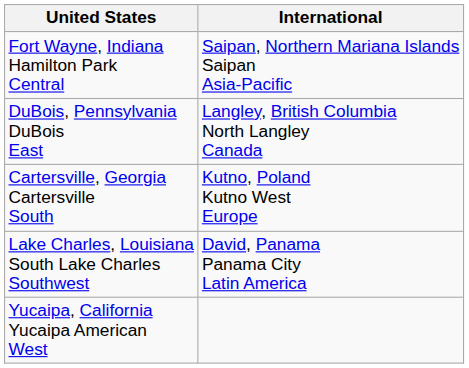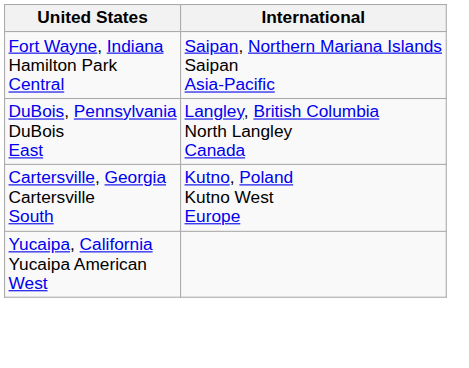- row: (101, 263)
